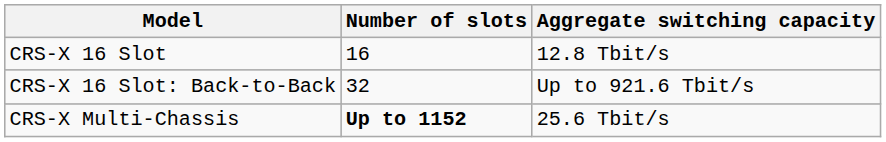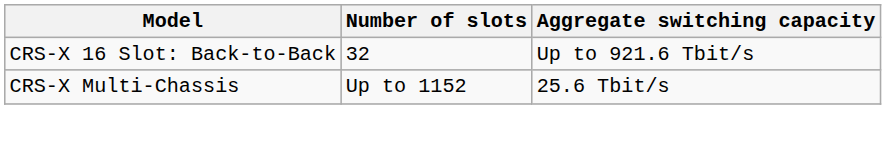- row: (88, 54)
(406, 120) bold -> (406, 87) normal
